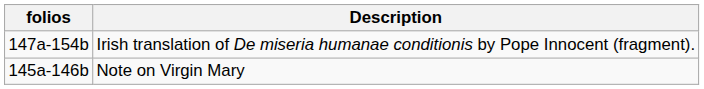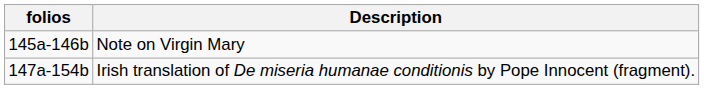rows swapped: (49, 71) <-> (49, 44)
